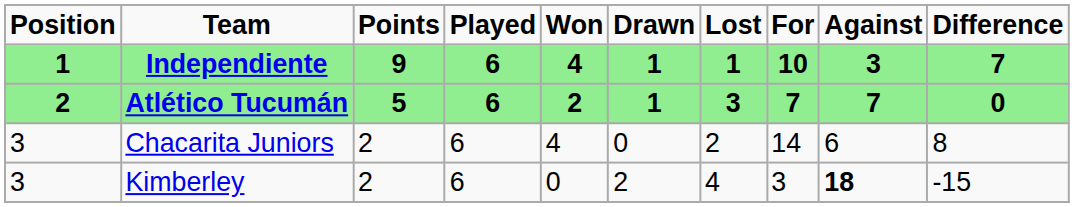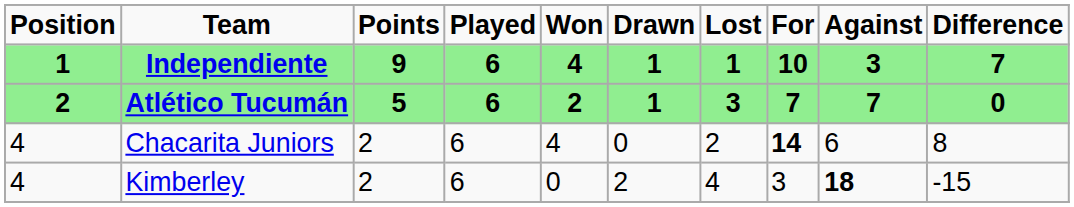(17, 143) 3 -> (17, 143) 4
(786, 143) normal -> (786, 143) bold
(17, 182) 3 -> (17, 182) 4
